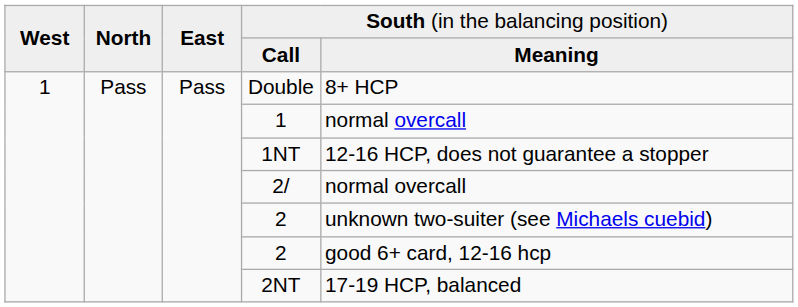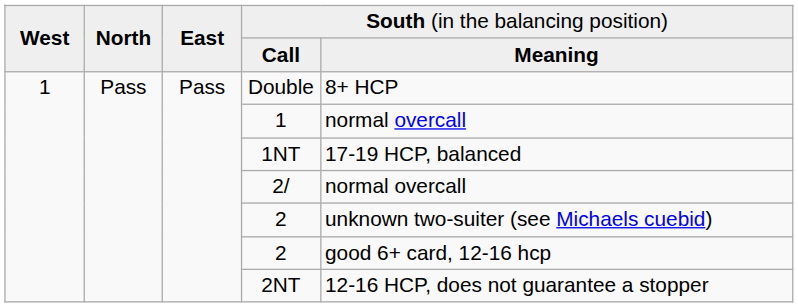(517, 153) 12-16 HCP, does not guarantee a stopper -> (423, 153) 17-19 HCP, balanced
(423, 285) 17-19 HCP, balanced -> (517, 285) 12-16 HCP, does not guarantee a stopper
